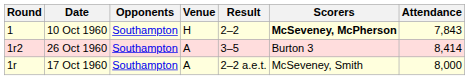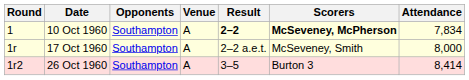(187, 30) H -> (187, 30) A
(230, 30) normal -> (230, 30) bold
(448, 30) 7,843 -> (448, 30) 7,834
rows swapped: (77, 65) <-> (77, 48)
